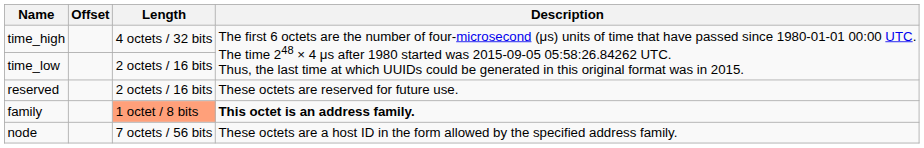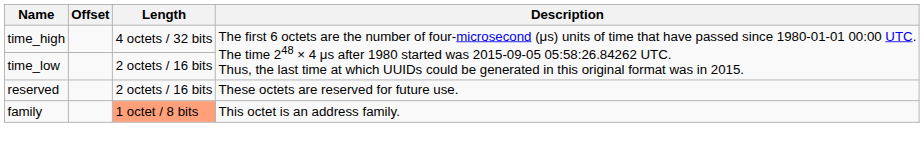(317, 111) bold -> (309, 111) normal
- row: (22, 132)
